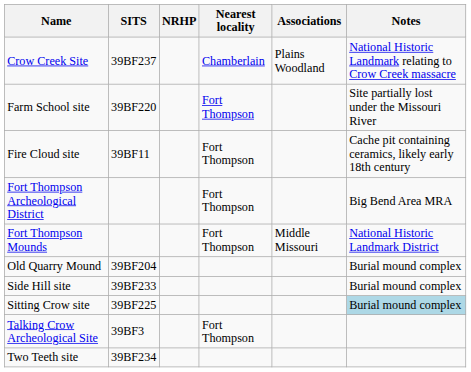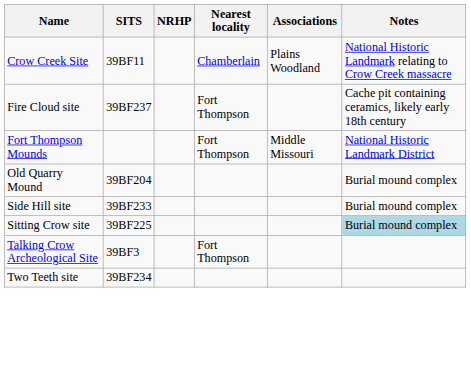(134, 60) 39BF237 -> (126, 60) 39BF11
- row: (48, 107)
(130, 154) 39BF11 -> (129, 107) 39BF237
- row: (45, 200)
